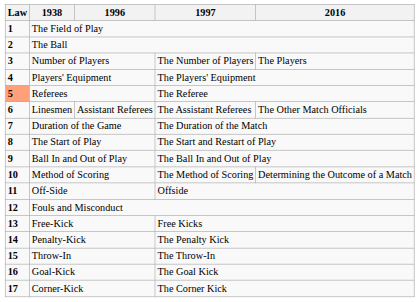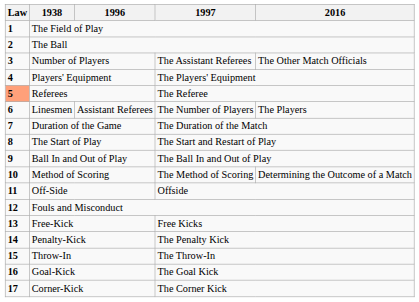(205, 61) The Number of Players -> (204, 61) The Assistant Referees
(282, 61) The Players -> (312, 61) The Other Match Officials
(204, 110) The Assistant Referees -> (205, 110) The Number of Players
(312, 110) The Other Match Officials -> (282, 110) The Players
